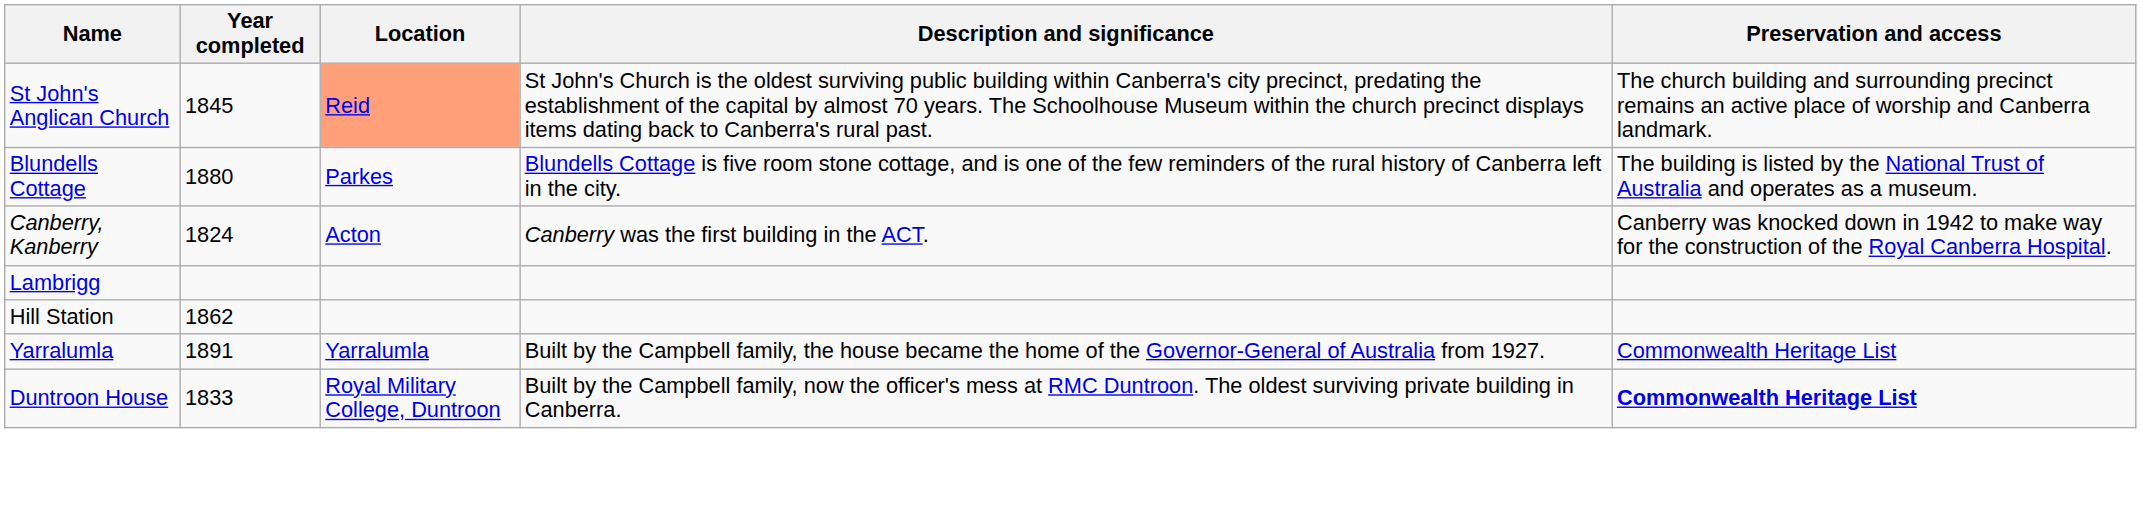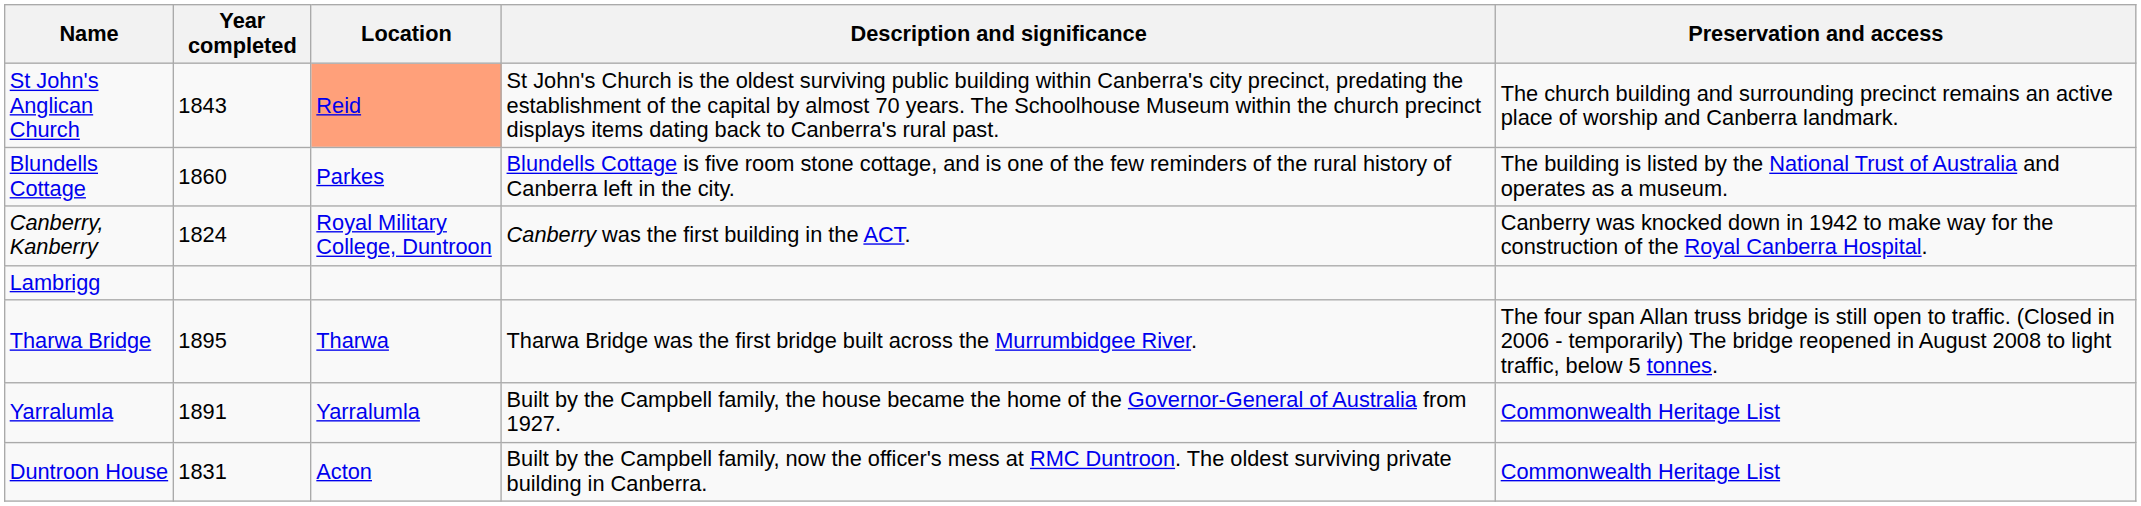(209, 105) 1845 -> (203, 105) 1843
(209, 176) 1880 -> (203, 176) 1860
(353, 235) Acton -> (404, 235) Royal Military College, Duntroon
+ row: (80, 341)
- row: (62, 316)
(209, 397) 1833 -> (203, 471) 1831
(413, 397) Royal Military College, Duntroon -> (344, 471) Acton
(1767, 397) bold -> (1640, 471) normal
